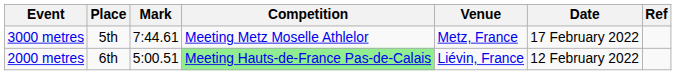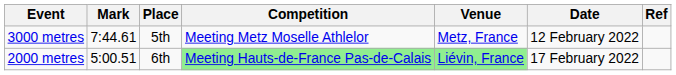columns swapped: (156, 15) <-> (108, 15)
(585, 37) 17 February 2022 -> (585, 37) 12 February 2022
(481, 59) no background -> (481, 59) lightgreen background
(585, 59) 12 February 2022 -> (585, 59) 17 February 2022
